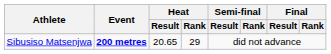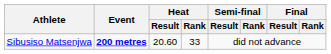(165, 42) 20.65 -> (165, 42) 20.60
(195, 42) 29 -> (195, 42) 33
